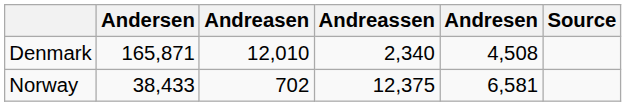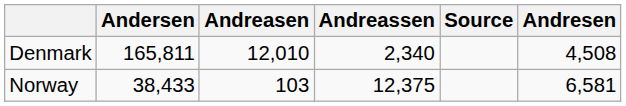columns swapped: (491, 20) <-> (582, 20)
(158, 52) 165,871 -> (159, 52) 165,811
(292, 85) 702 -> (292, 85) 103
